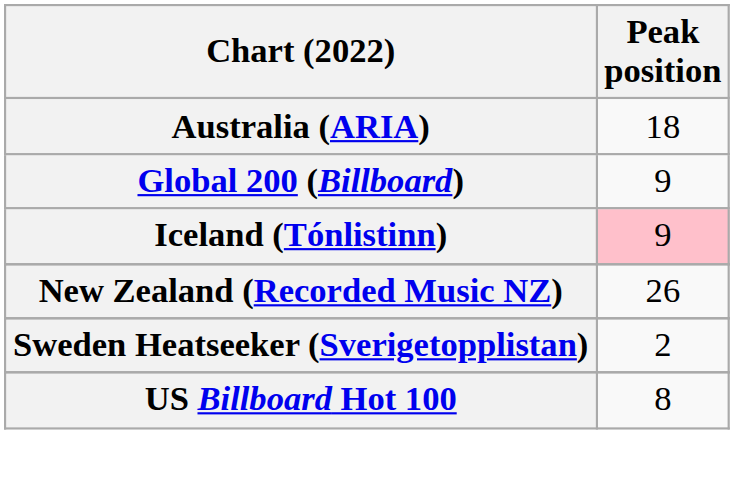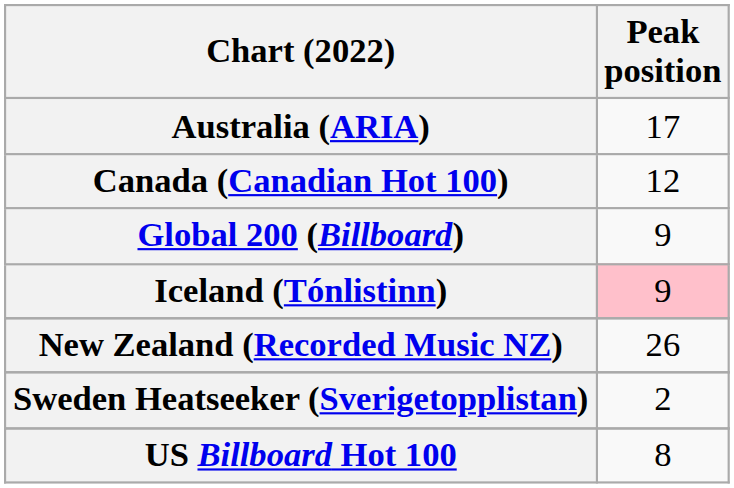(663, 125) 18 -> (663, 125) 17
+ row: (301, 180)
